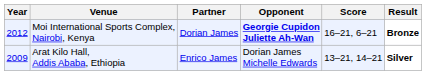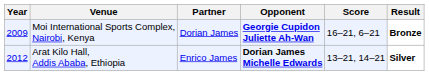(17, 33) 2012 -> (17, 33) 2009
(17, 58) 2009 -> (17, 58) 2012
(280, 58) normal -> (283, 58) bold
